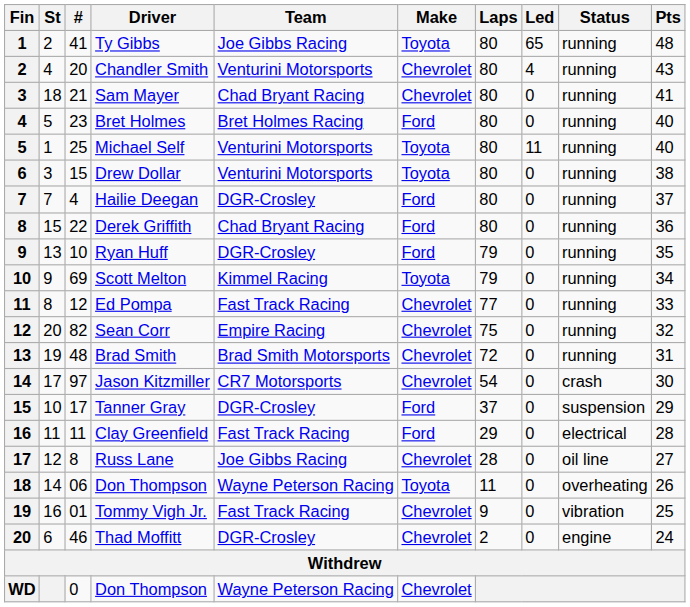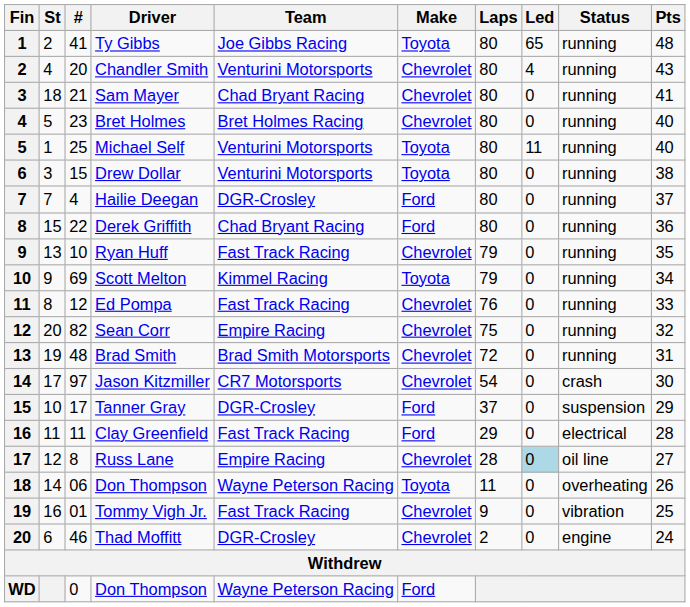(418, 122) Ford -> (437, 122) Chevrolet
(266, 252) DGR-Crosley -> (284, 252) Fast Track Racing
(418, 252) Ford -> (437, 252) Chevrolet
(488, 304) 77 -> (488, 304) 76
(282, 460) Joe Gibbs Racing -> (271, 460) Empire Racing
(530, 460) no background -> (530, 460) lightblue background
(437, 589) Chevrolet -> (418, 589) Ford
